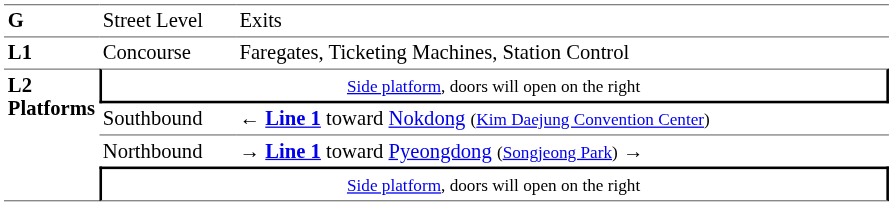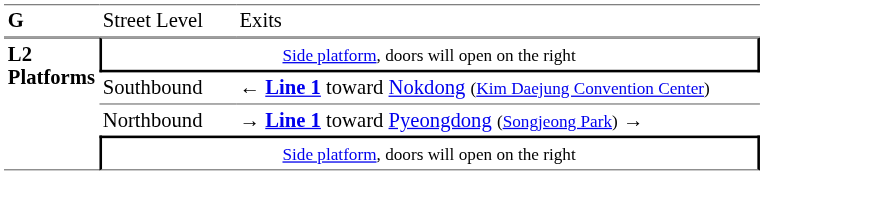- row: (147, 52)
